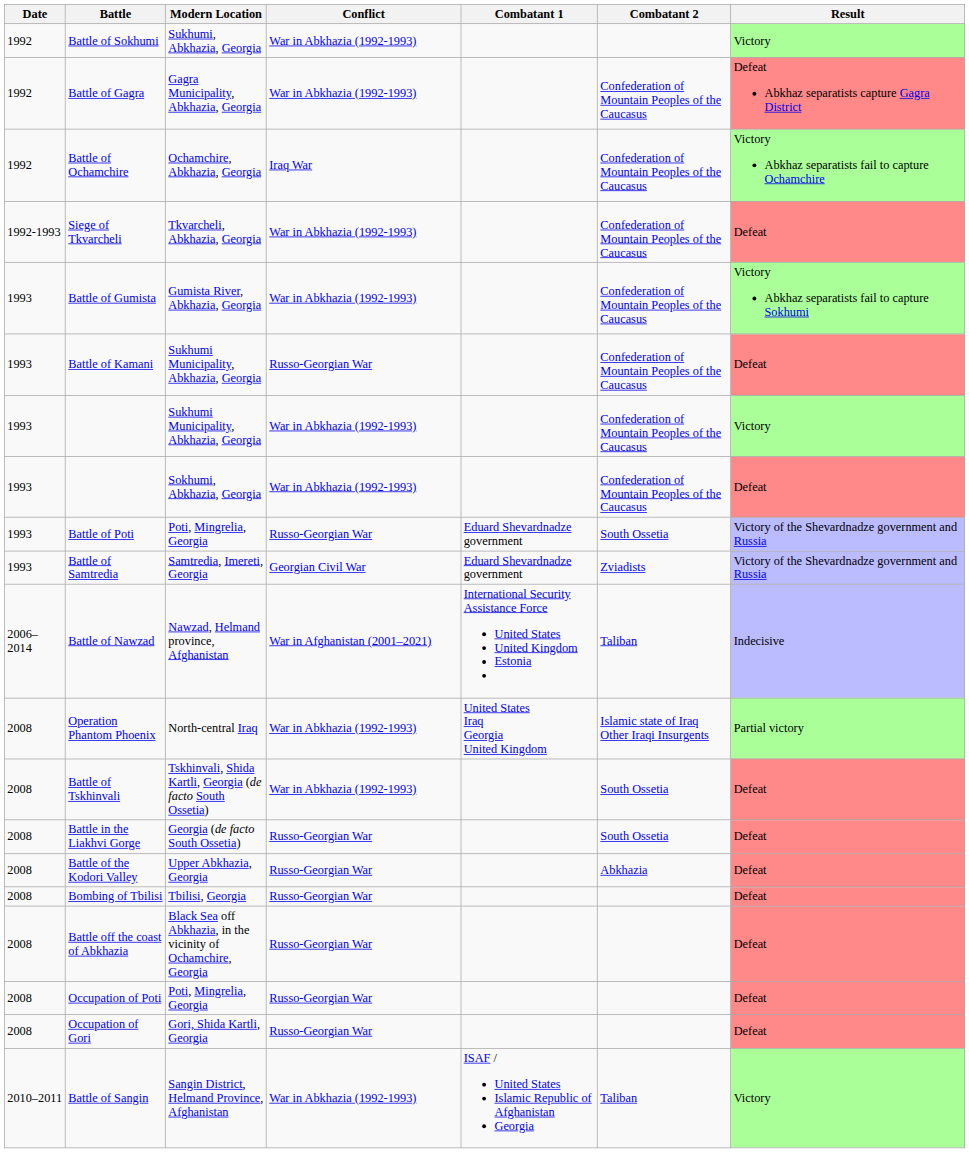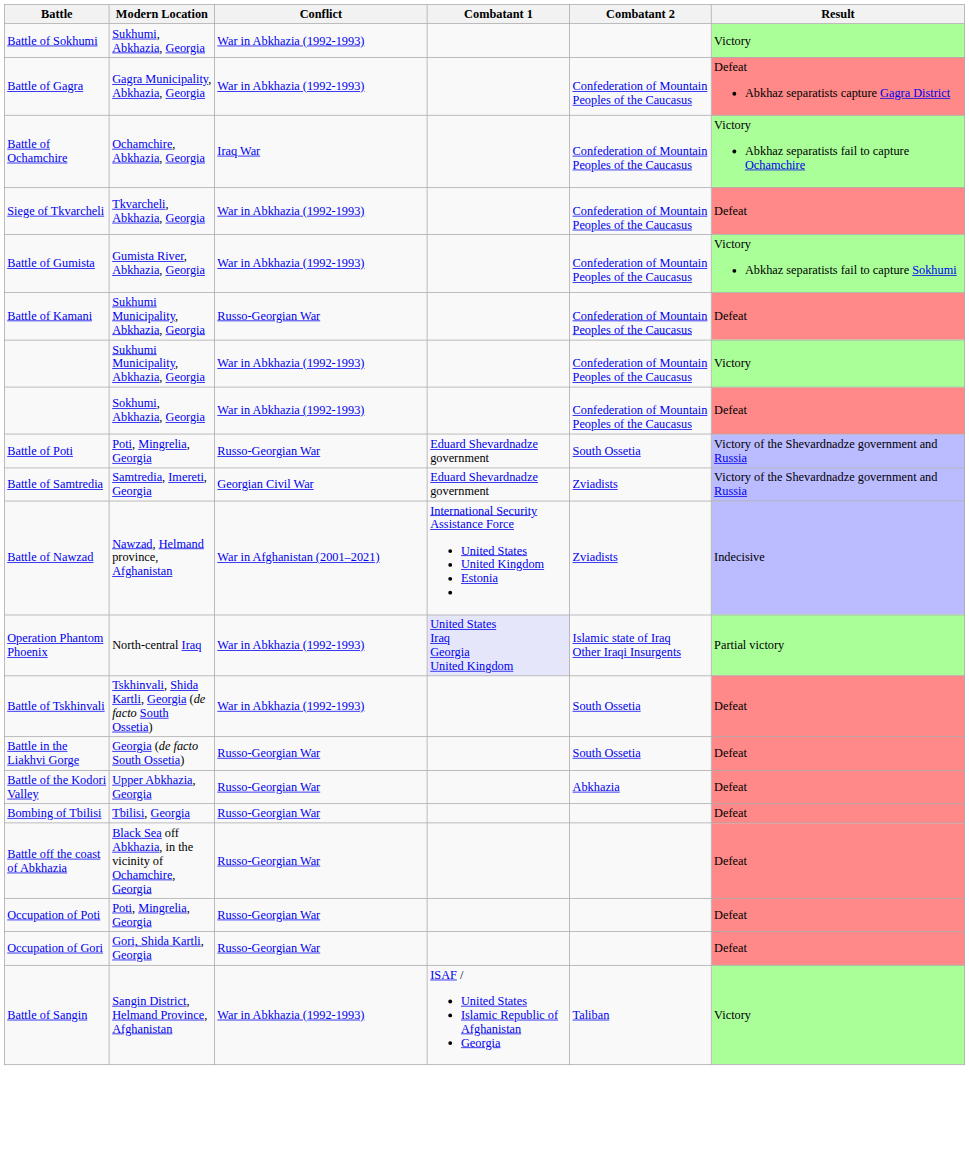- column: (35, 14)
(619, 641) Taliban -> (595, 557) Zviadists
(505, 728) no background -> (472, 645) lavender background
